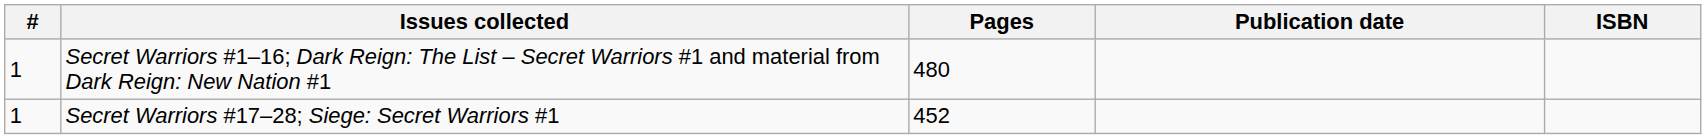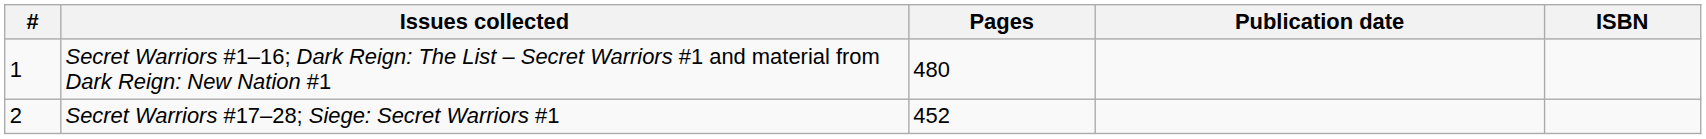(16, 116) 1 -> (16, 116) 2
